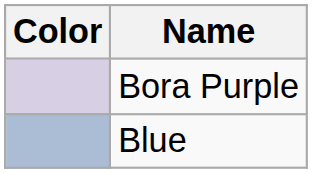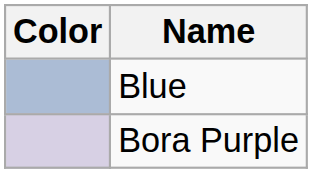rows swapped: (209, 85) <-> (152, 140)
